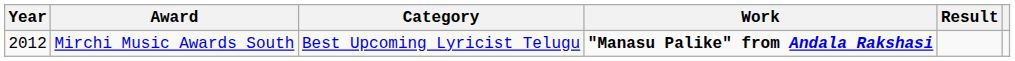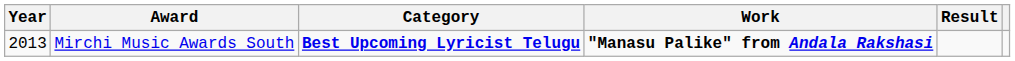(28, 44) 2012 -> (28, 44) 2013
(441, 44) normal -> (441, 44) bold
